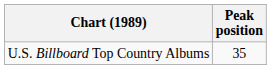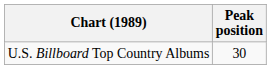(239, 53) 35 -> (239, 53) 30
